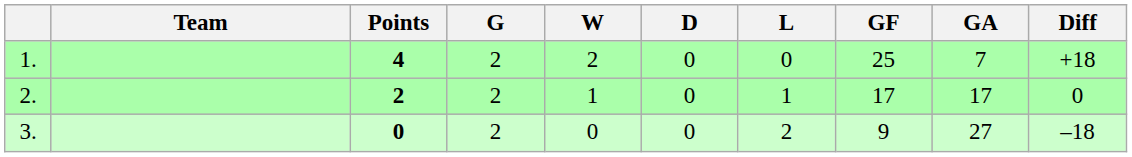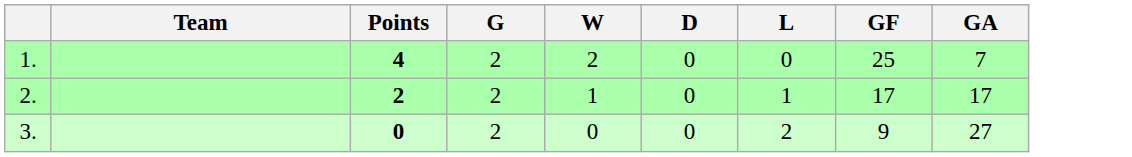- column: (1078, 22)
